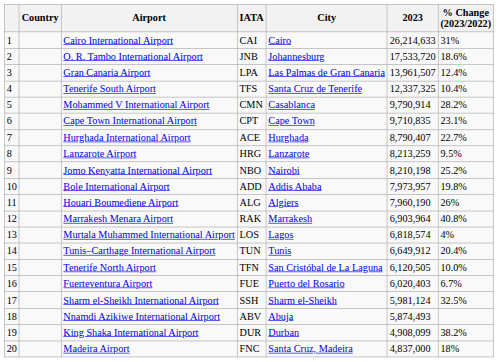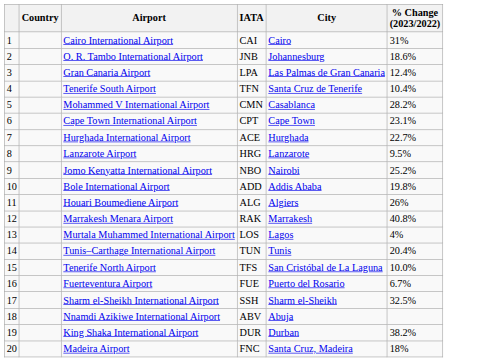- column: (413, 18)
(248, 89) TFS -> (249, 89) TFN
(249, 267) TFN -> (248, 267) TFS
